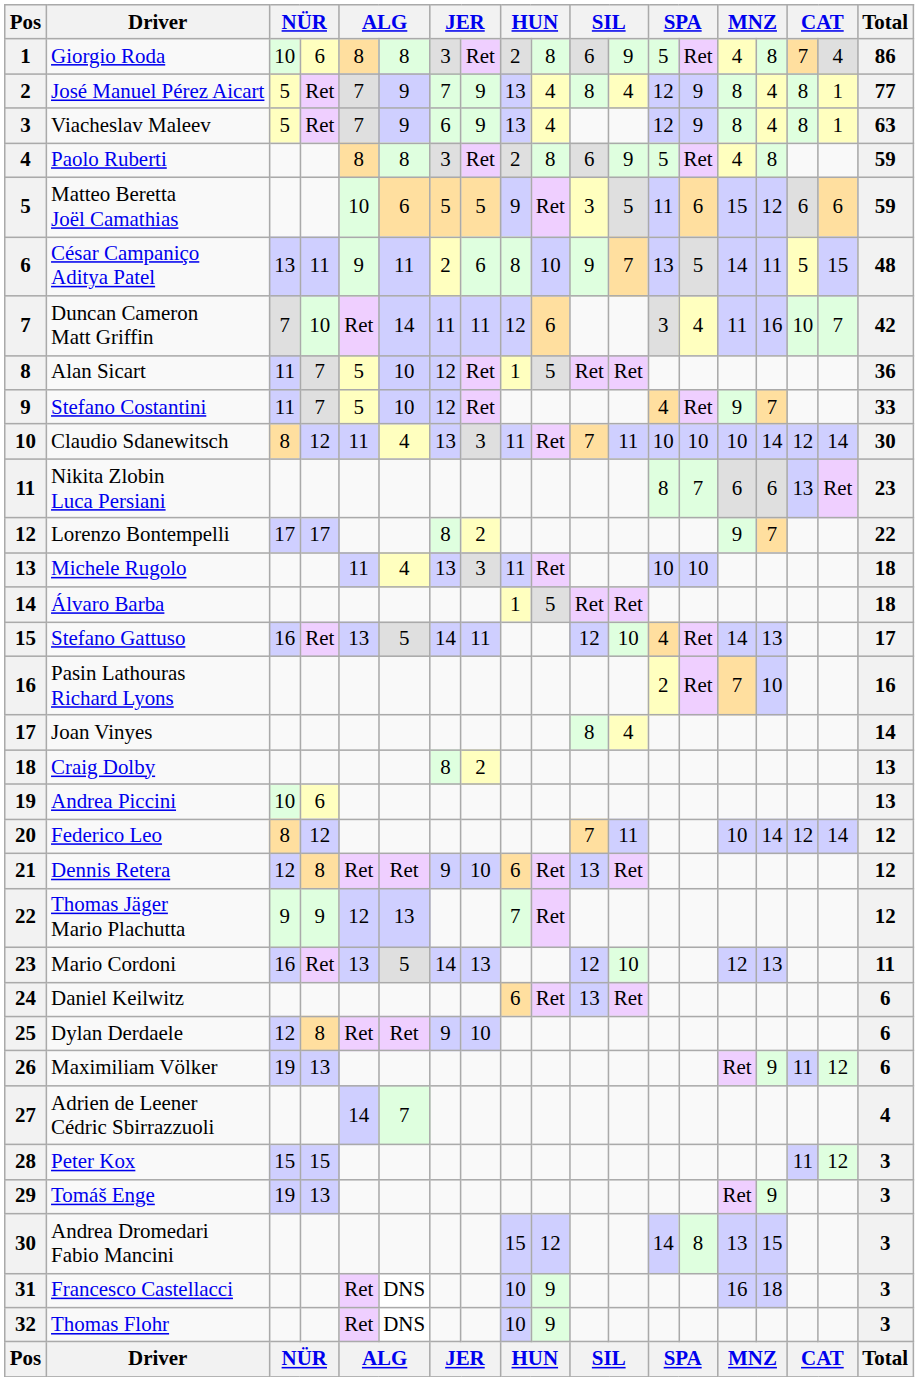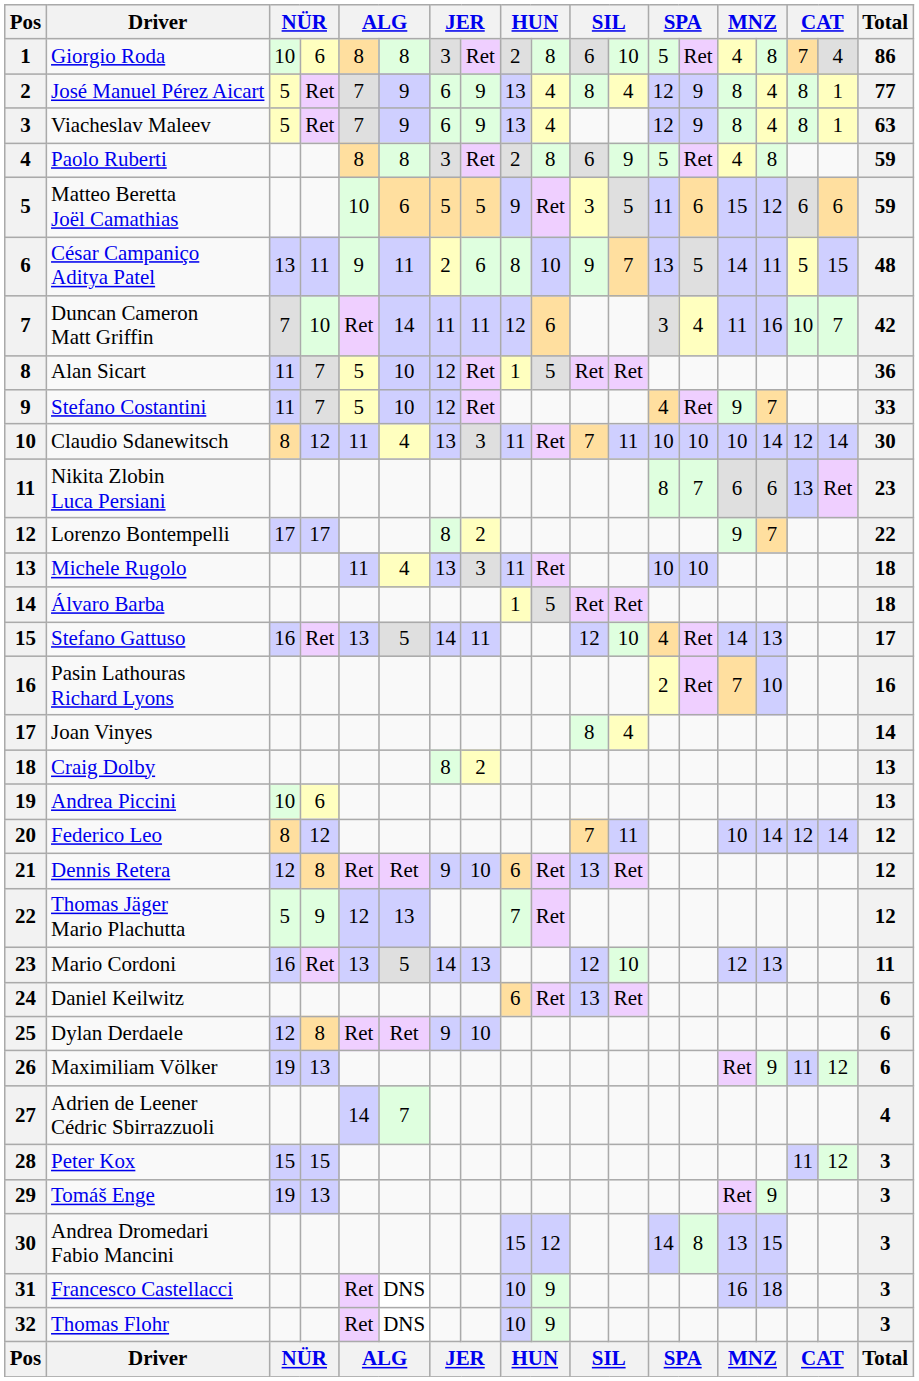(628, 55) 9 -> (628, 55) 10
(445, 90) 7 -> (445, 90) 6
(285, 917) 9 -> (285, 917) 5
